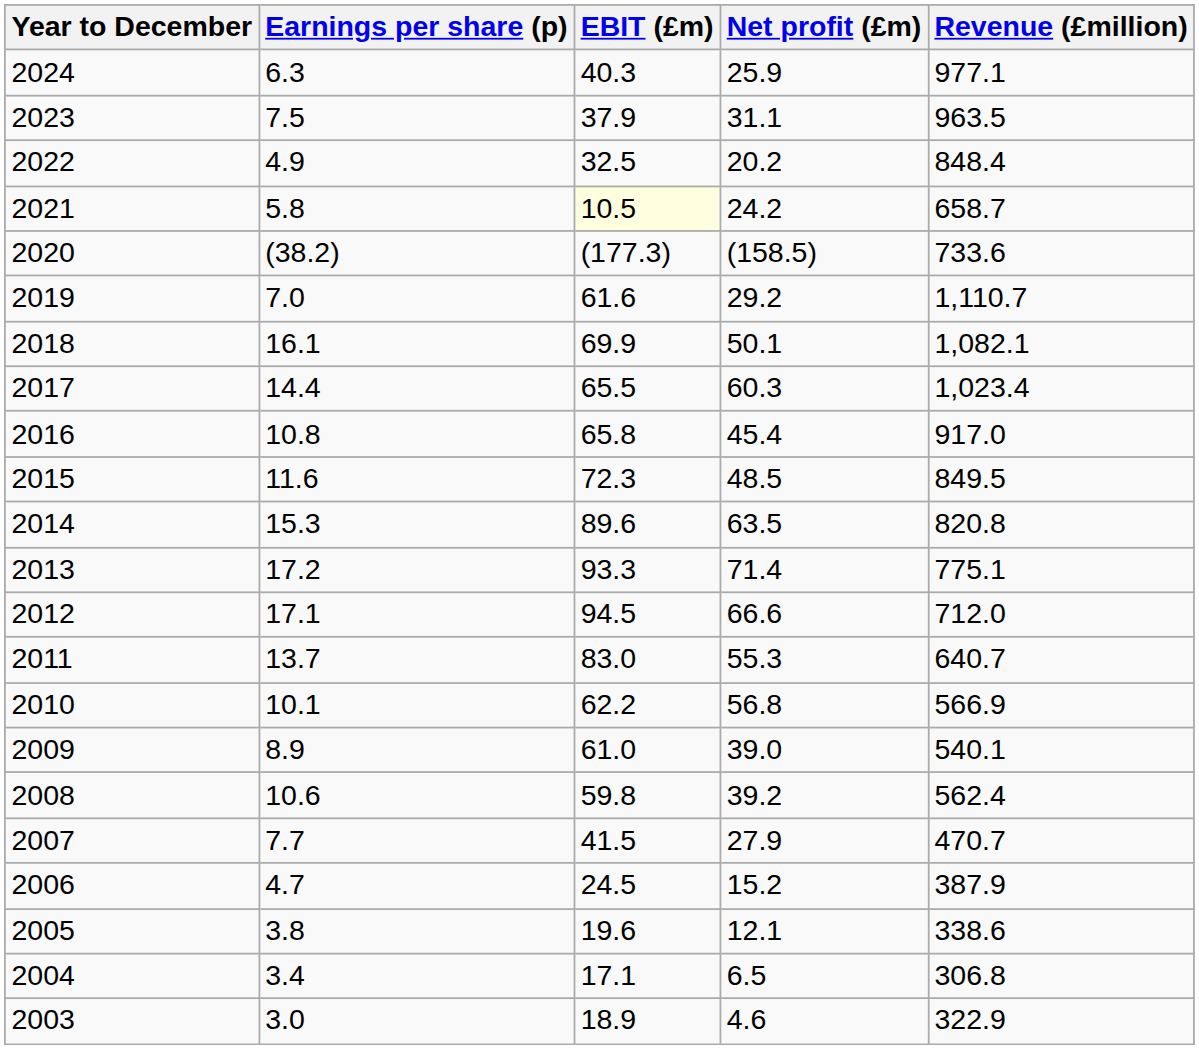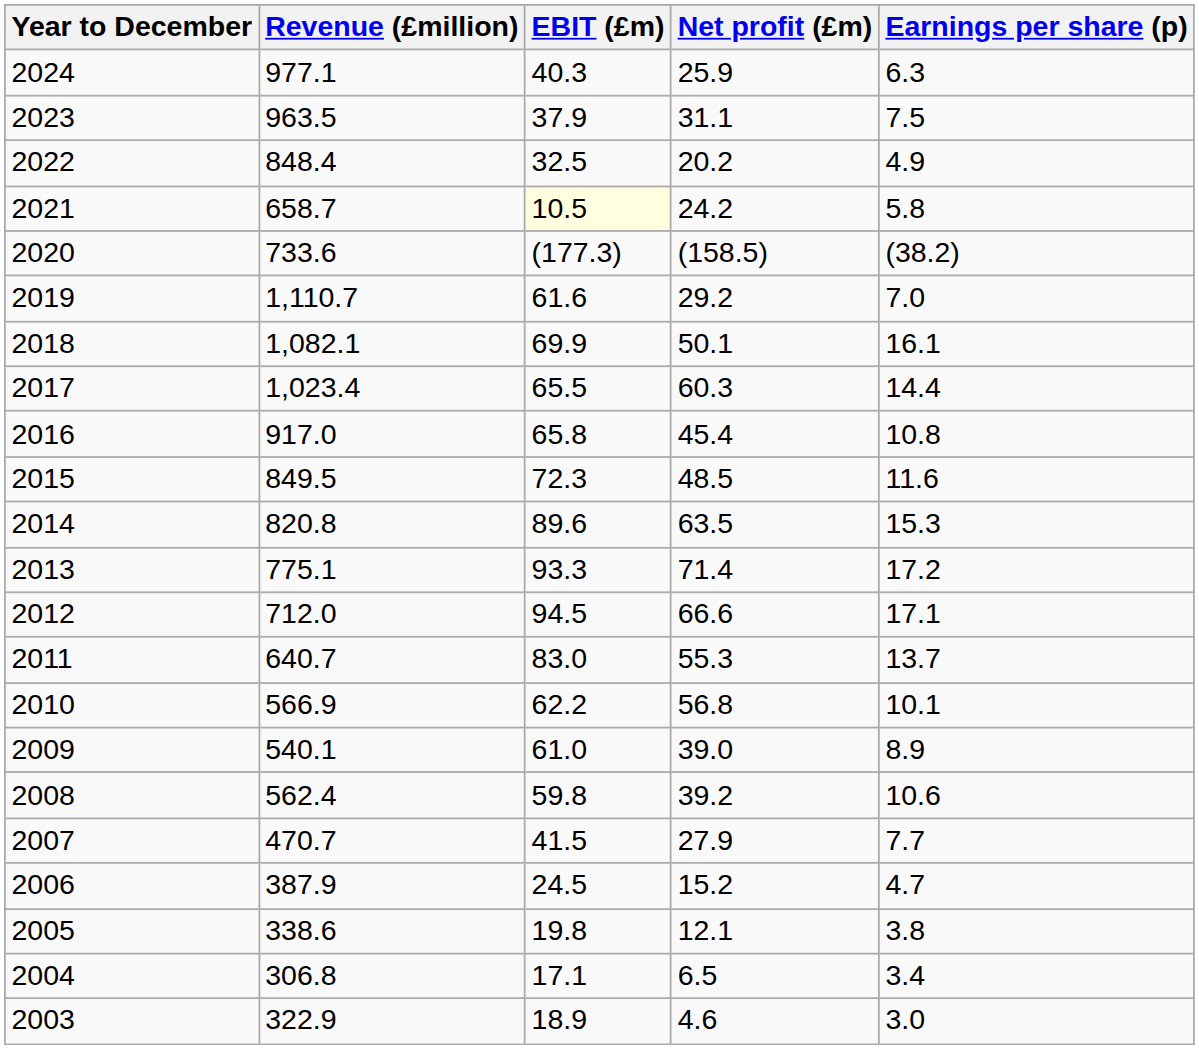columns swapped: (1061, 27) <-> (416, 27)
(608, 930) 19.6 -> (559, 930) 19.8
